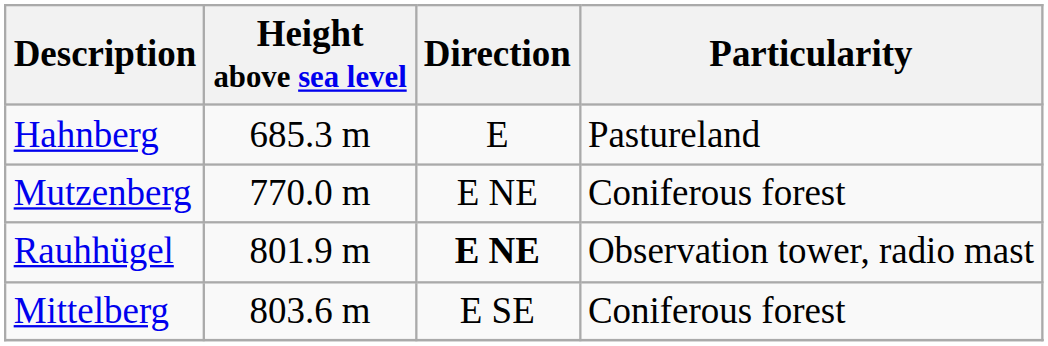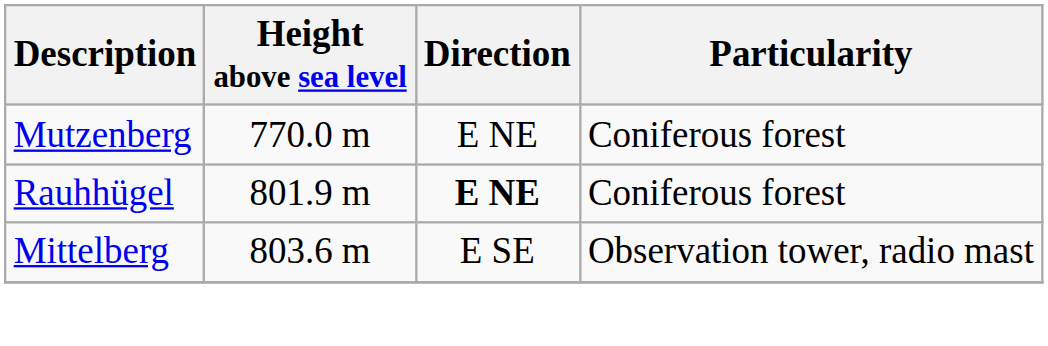- row: (86, 134)
(811, 251) Observation tower, radio mast -> (717, 192) Coniferous forest
(717, 309) Coniferous forest -> (811, 251) Observation tower, radio mast
